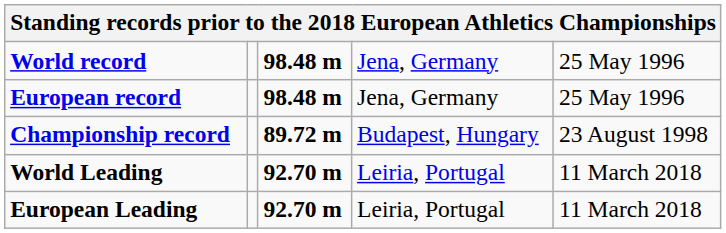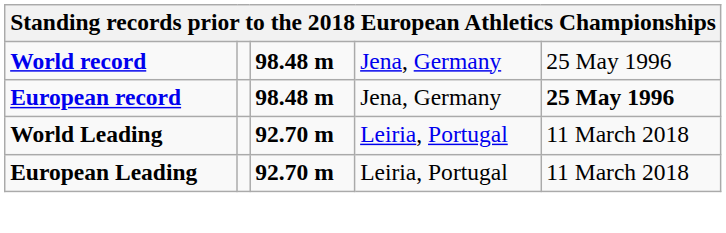(622, 97) normal -> (610, 97) bold
- row: (120, 135)
